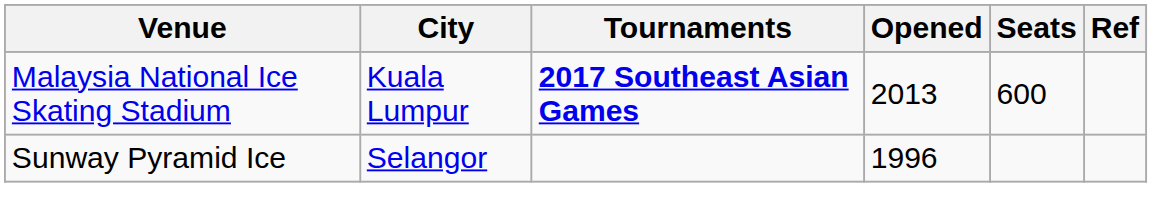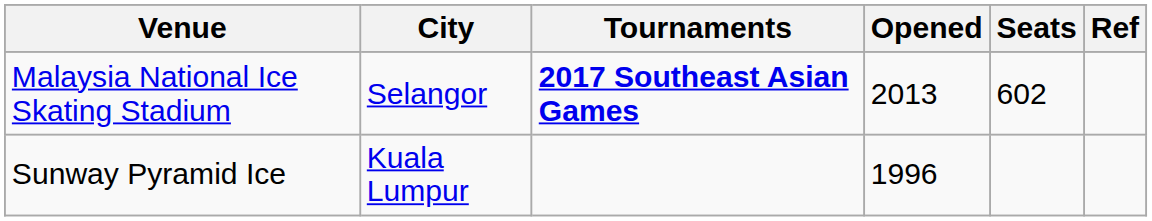(418, 92) Kuala Lumpur -> (427, 92) Selangor
(1022, 92) 600 -> (1022, 92) 602
(427, 157) Selangor -> (418, 174) Kuala Lumpur
